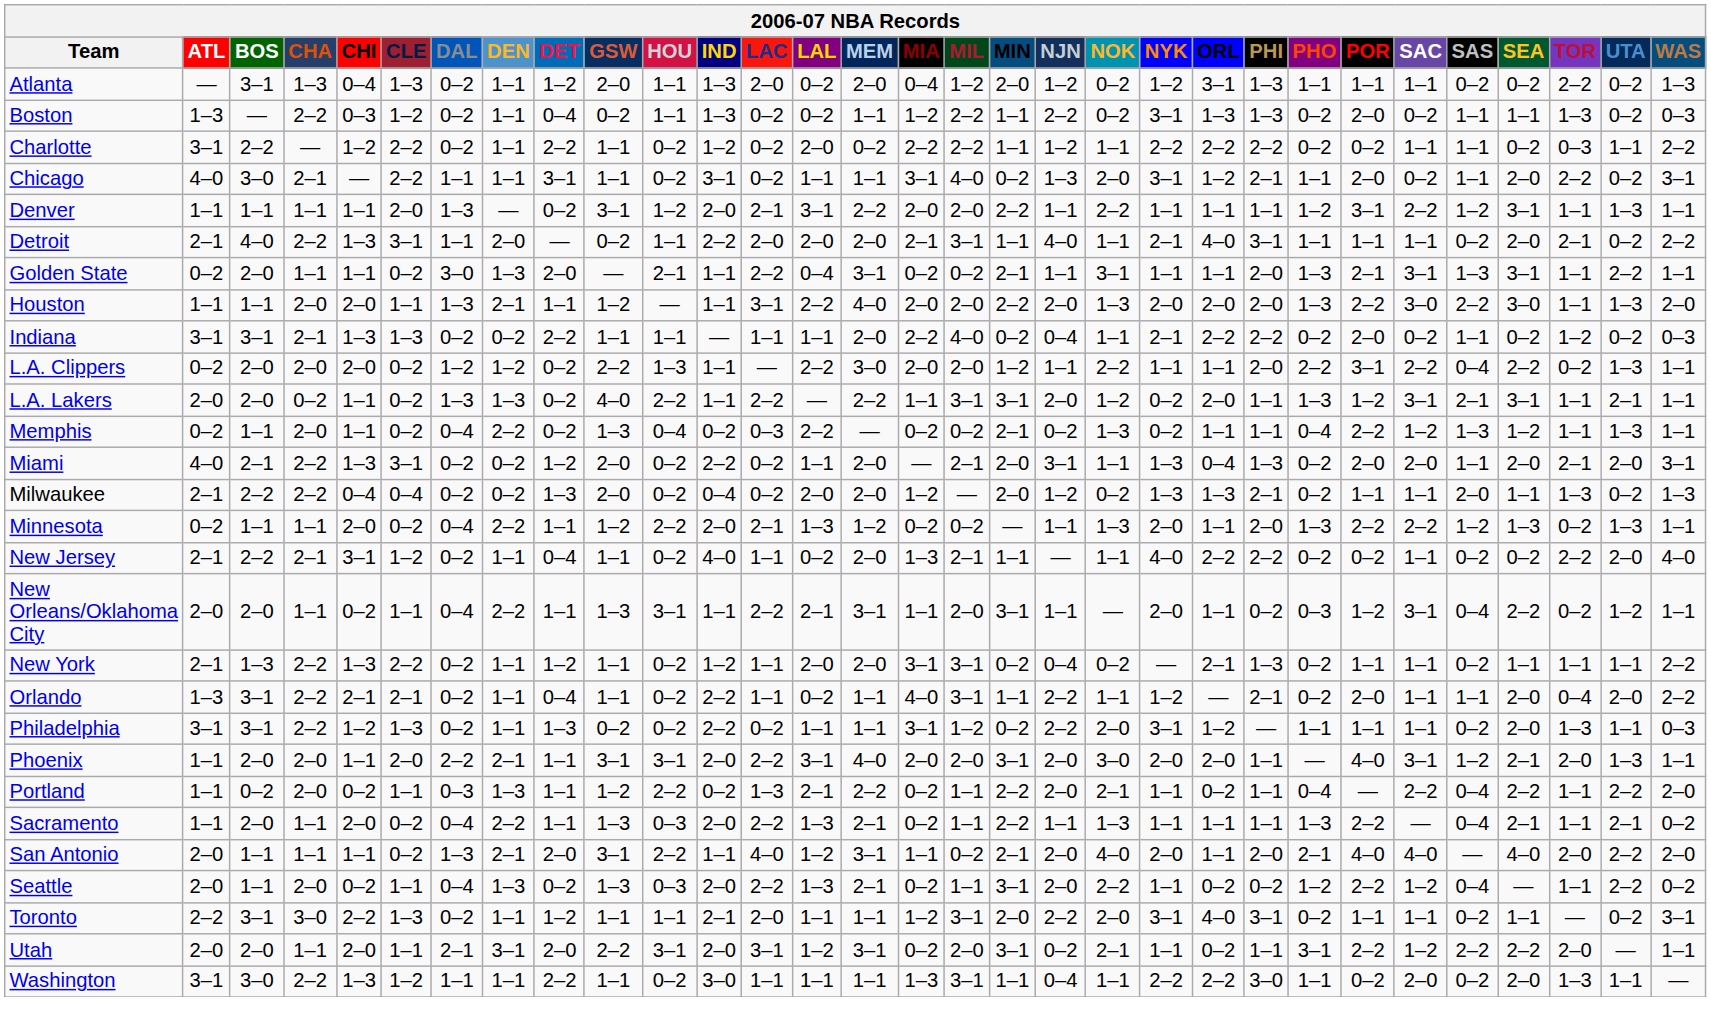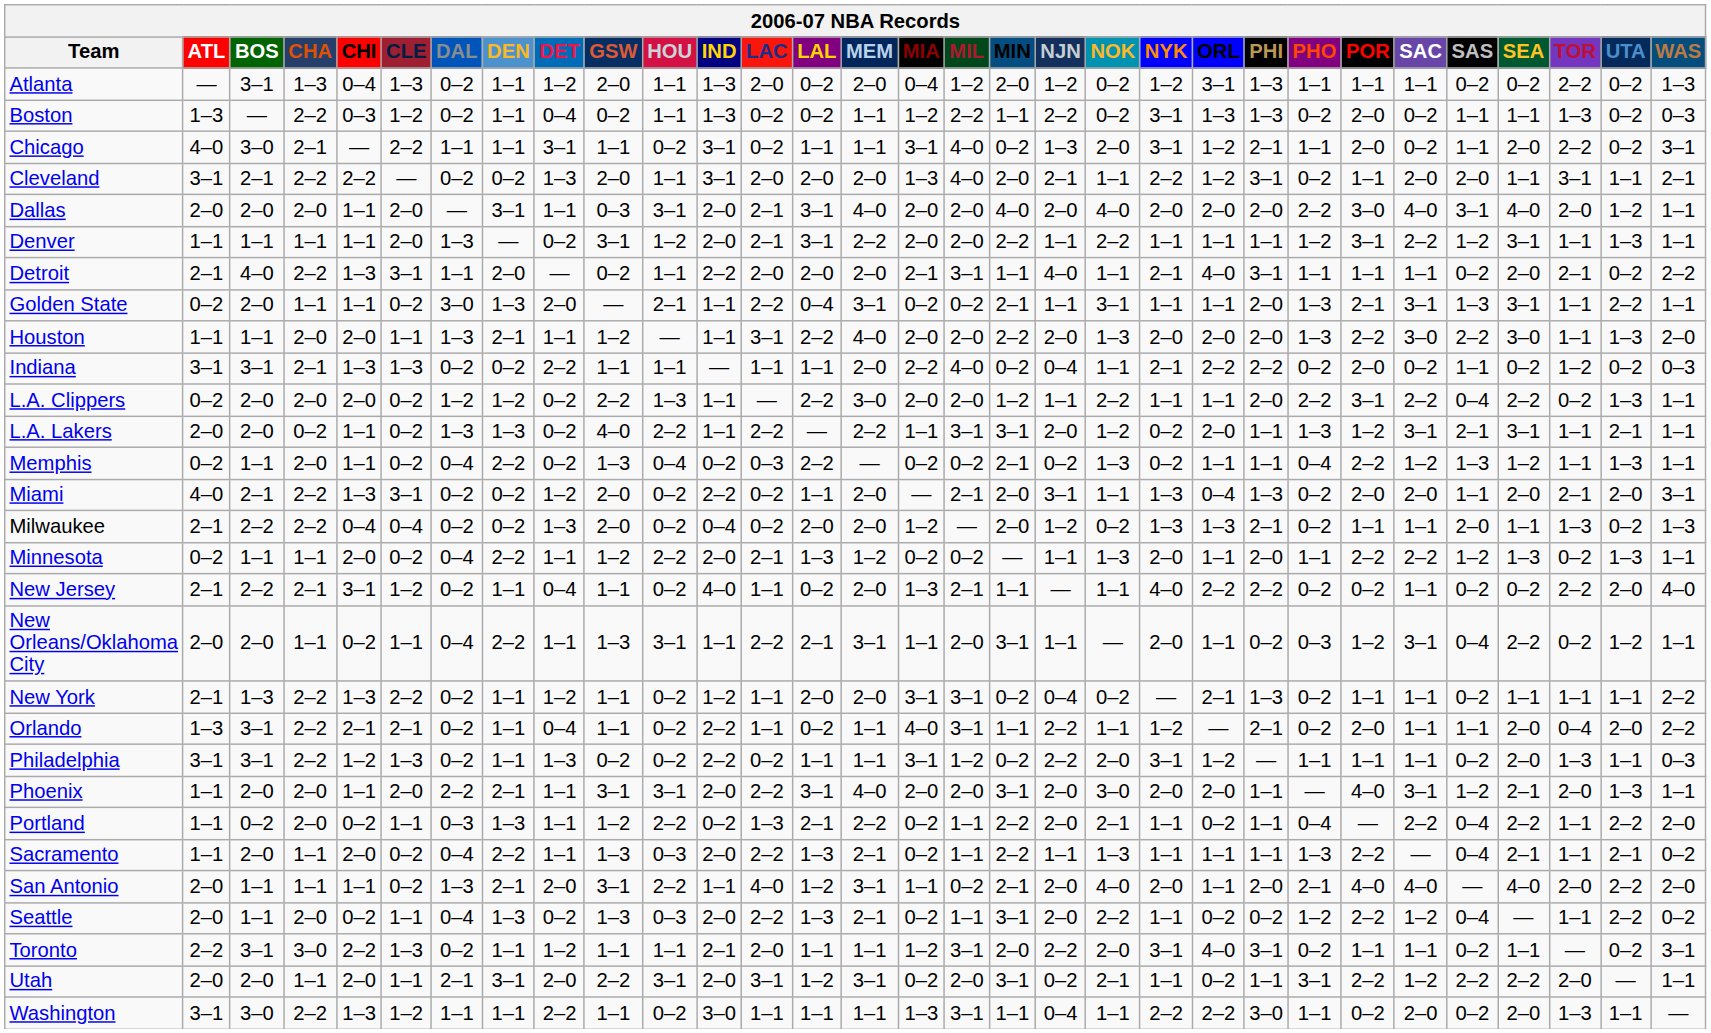- row: (51, 147)
+ row: (54, 178)
+ row: (38, 210)
(1315, 526) 1–3 -> (1315, 558) 1–1
